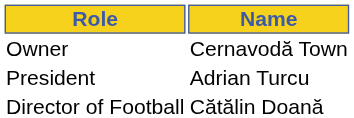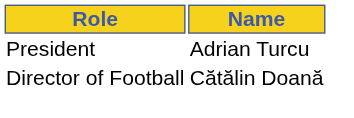- row: (37, 49)
